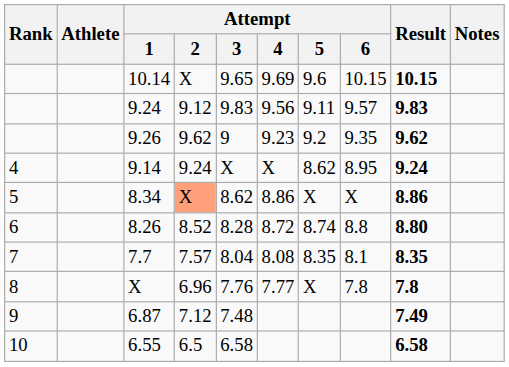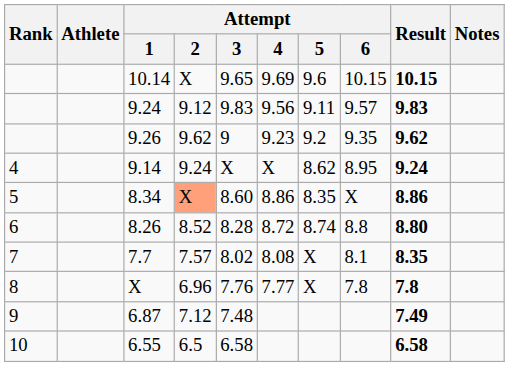(237, 197) 8.62 -> (237, 197) 8.60
(310, 197) X -> (319, 197) 8.35
(237, 256) 8.04 -> (237, 256) 8.02
(319, 256) 8.35 -> (310, 256) X
